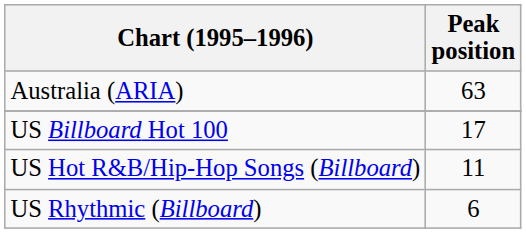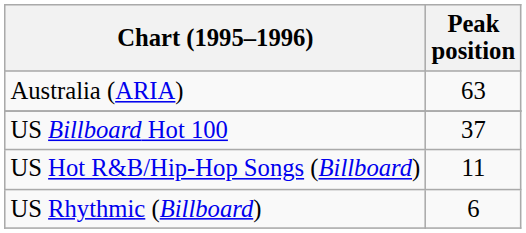(473, 129) 17 -> (473, 129) 37
